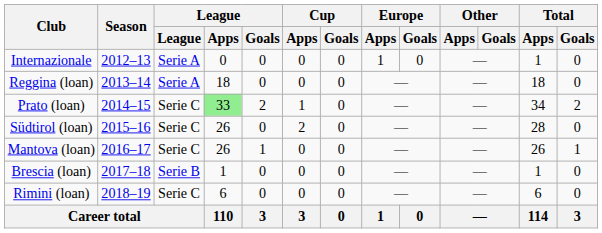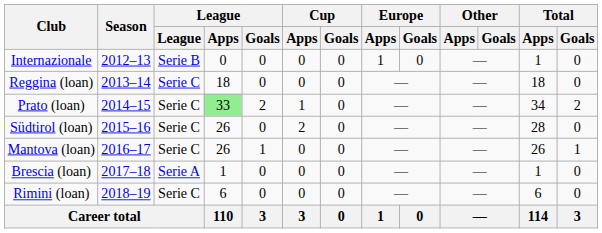(179, 60) Serie A -> (179, 60) Serie B
(179, 82) Serie A -> (179, 82) Serie C
(179, 171) Serie B -> (179, 171) Serie A
